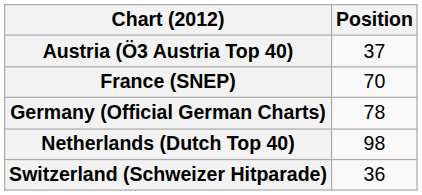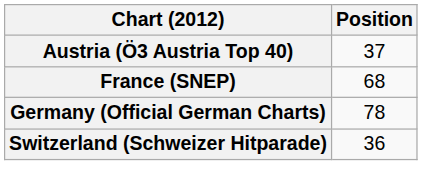(374, 81) 70 -> (374, 81) 68
- row: (168, 143)
